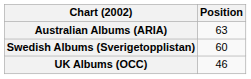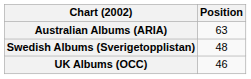(222, 47) 60 -> (222, 47) 48
